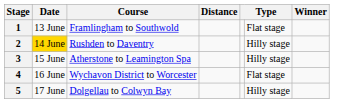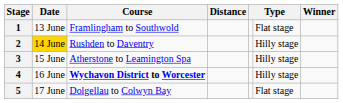(133, 75) normal -> (137, 75) bold
(266, 75) Flat stage -> (277, 75) Hilly stage
(268, 91) Hilly stage -> (274, 91) Flat stage
